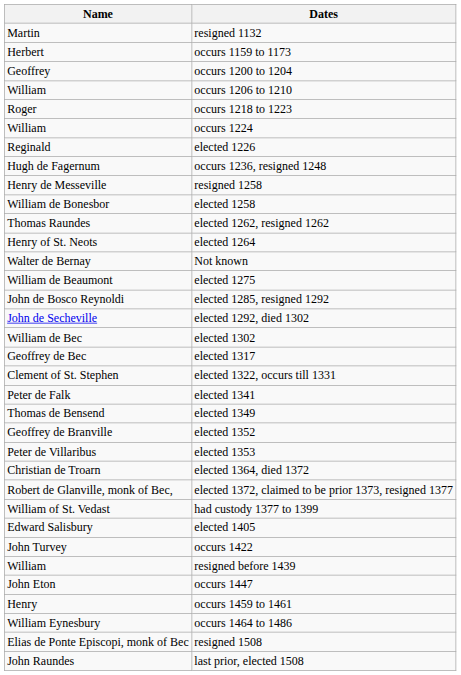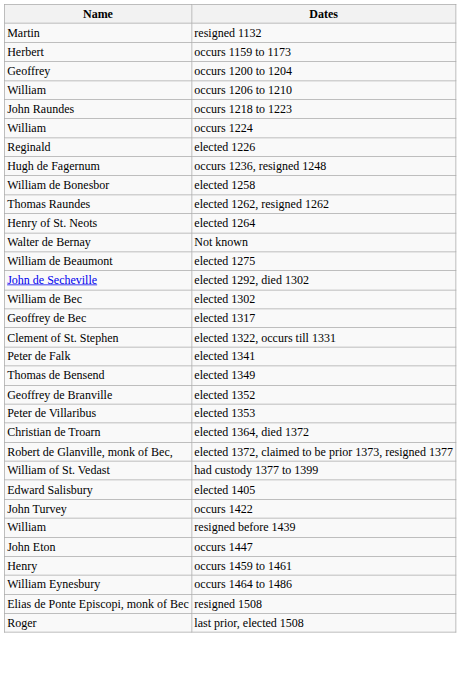(22, 109) Roger -> (41, 109) John Raundes
- row: (228, 185)
- row: (262, 299)
(41, 661) John Raundes -> (22, 623) Roger
